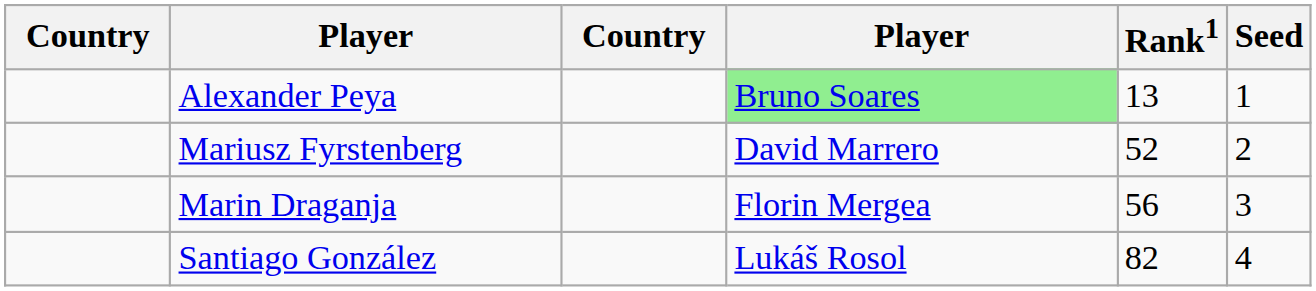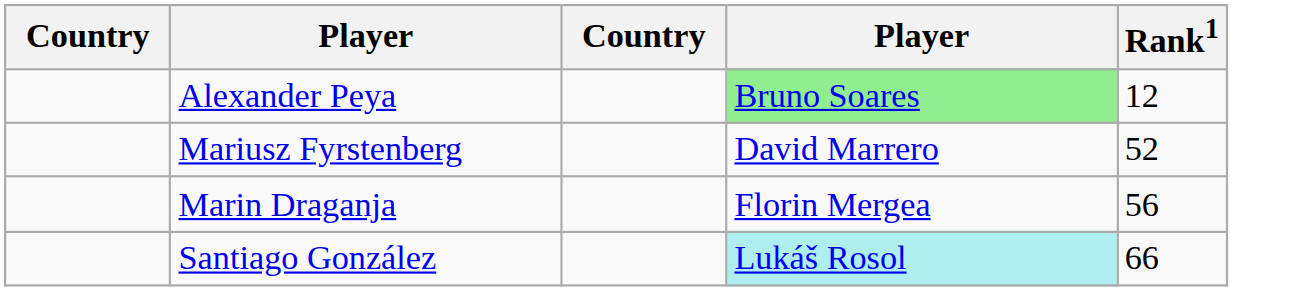- column: (1269, 36)
(1142, 95) 13 -> (1142, 95) 12
(820, 258) no background -> (820, 258) paleturquoise background
(1142, 258) 82 -> (1142, 258) 66
